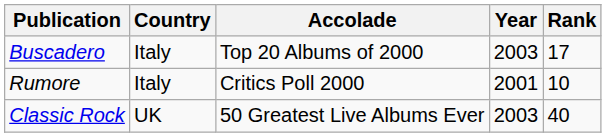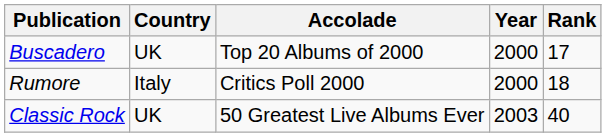(152, 52) Italy -> (148, 52) UK
(516, 52) 2003 -> (516, 52) 2000
(516, 83) 2001 -> (516, 83) 2000
(559, 83) 10 -> (559, 83) 18
